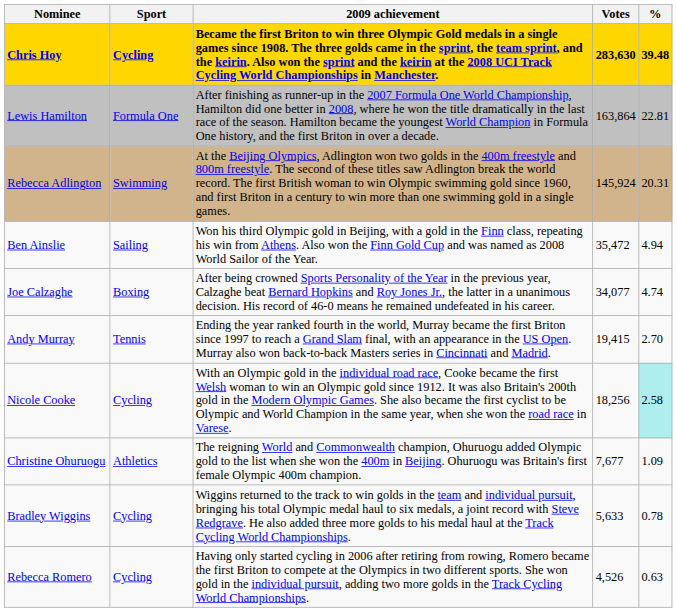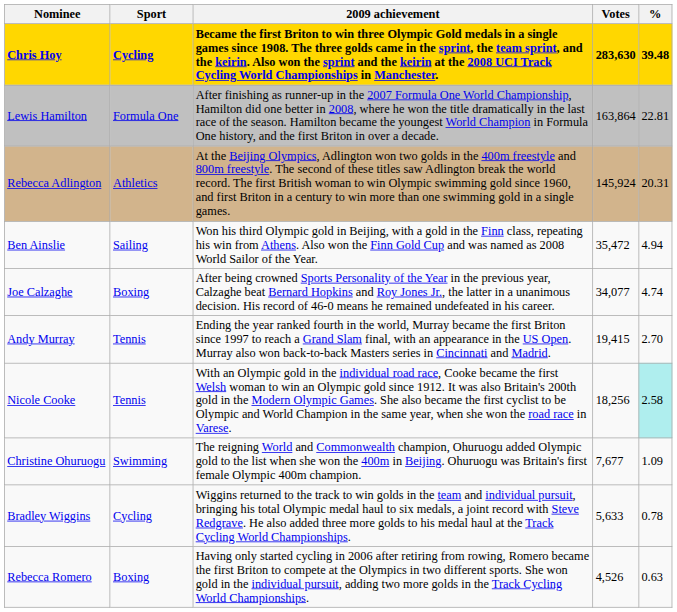(140, 183) Swimming -> (135, 183) Athletics
(133, 400) Cycling -> (129, 400) Tennis
(135, 461) Athletics -> (140, 461) Swimming
(133, 576) Cycling -> (131, 576) Boxing
